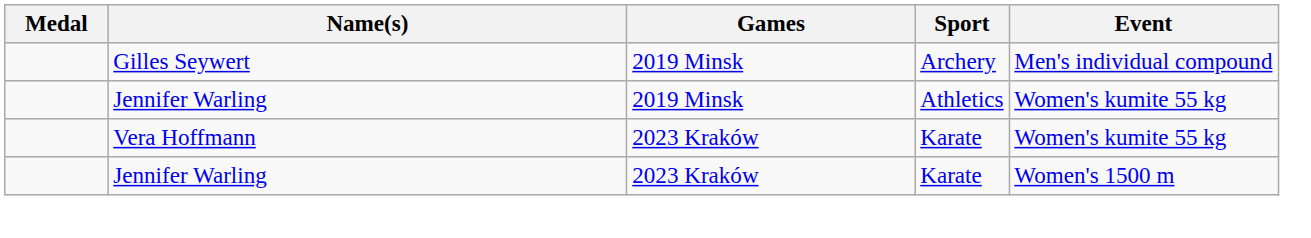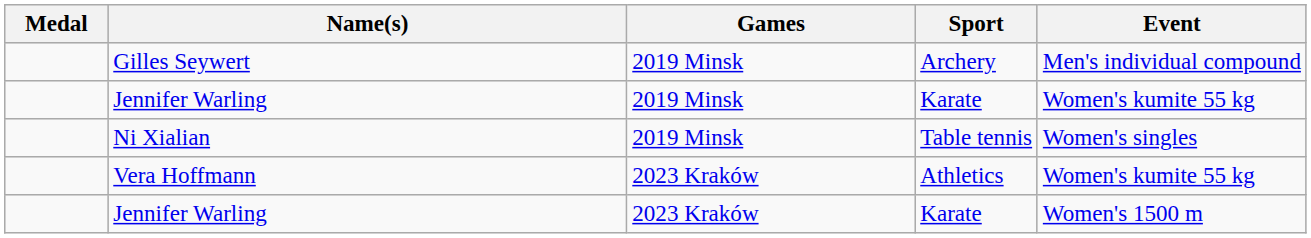(962, 99) Athletics -> (951, 99) Karate
+ row: (162, 138)
(951, 138) Karate -> (962, 176) Athletics
